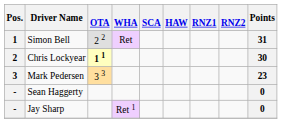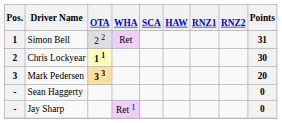(100, 75) normal -> (100, 75) bold
(262, 75) 23 -> (262, 75) 20
